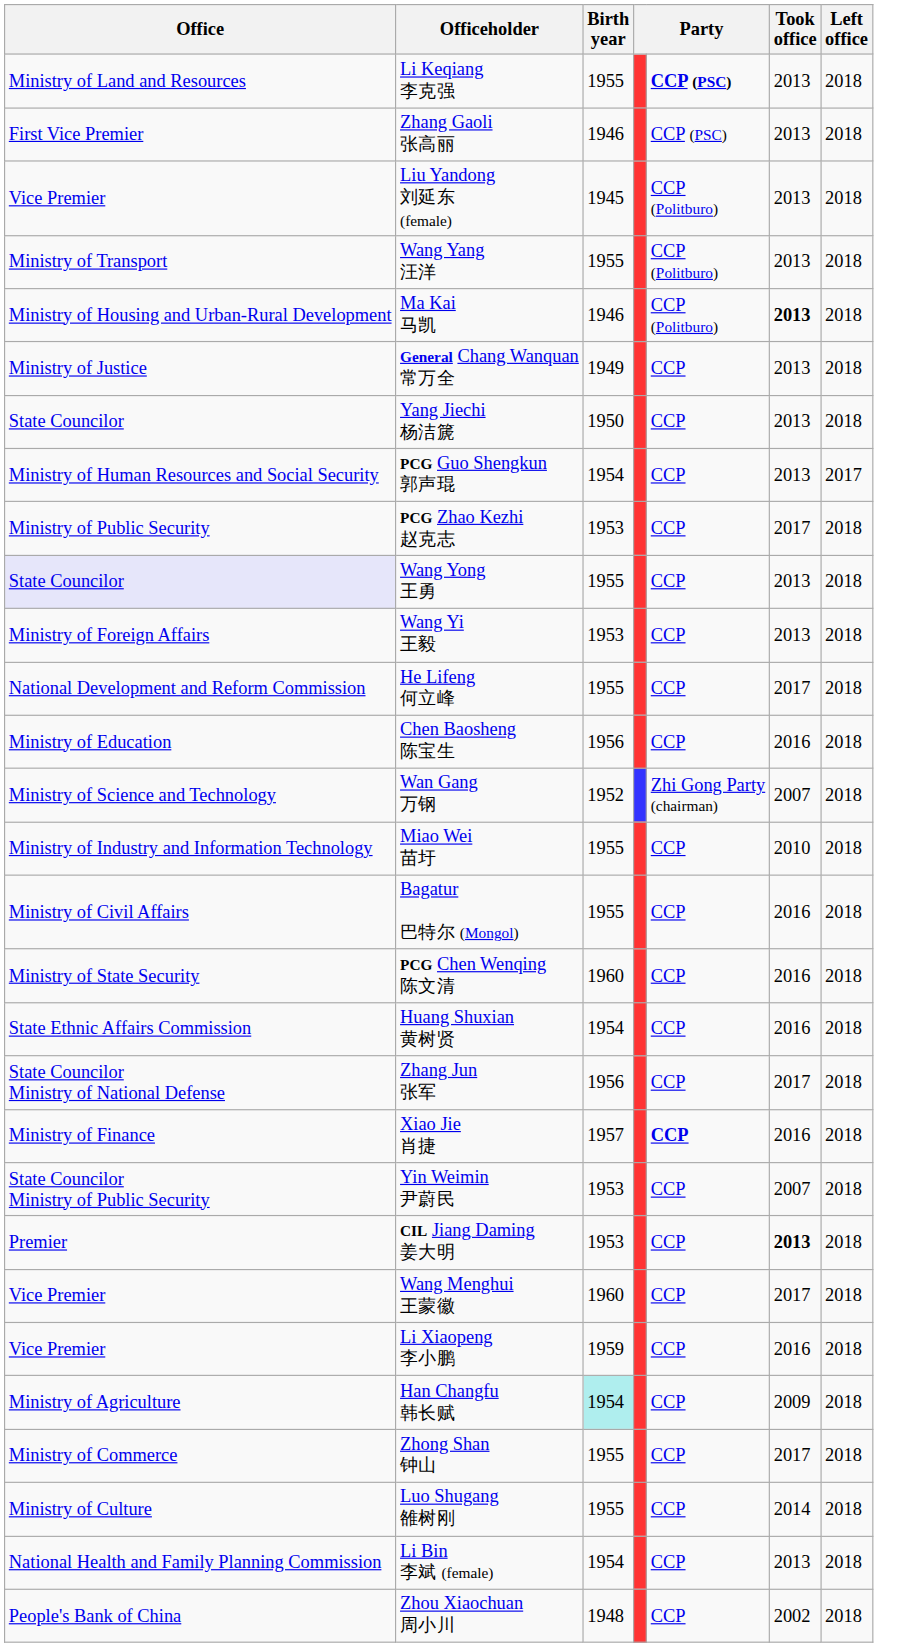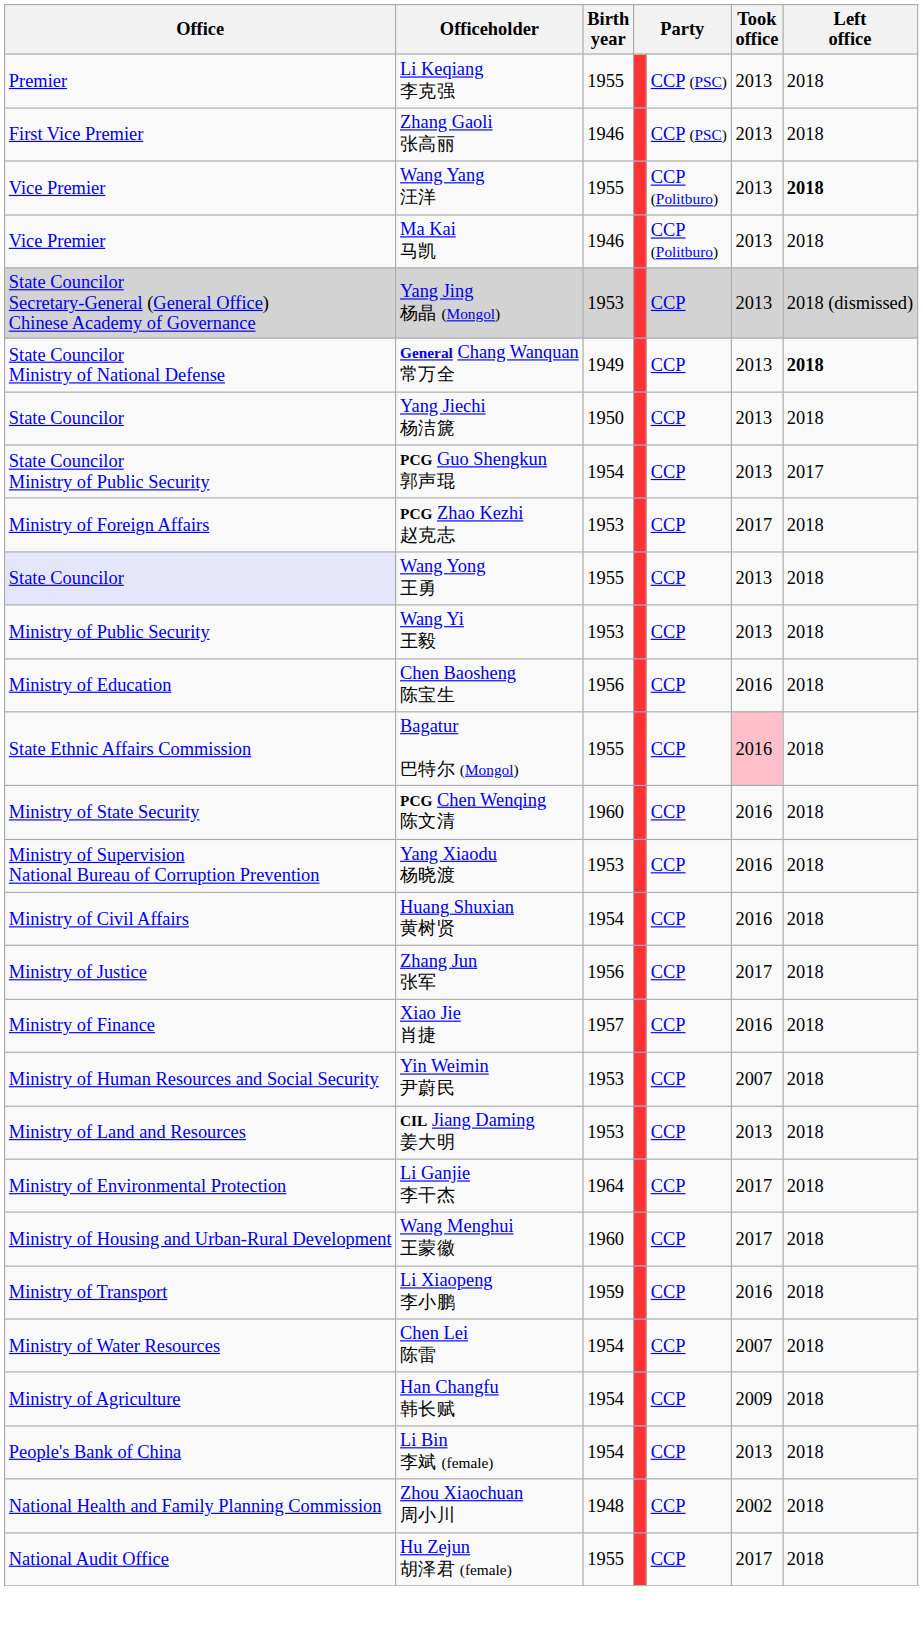(127, 81) Ministry of Land and Resources -> (38, 81) Premier
(691, 81) bold -> (689, 81) normal
- row: (448, 198)
(88, 261) Ministry of Transport -> (57, 187) Vice Premier
(843, 261) normal -> (805, 187) bold
(200, 315) Ministry of Housing and Urban-Rural Development -> (57, 241) Vice Premier
(792, 315) bold -> (754, 241) normal
+ row: (450, 301)
(78, 368) Ministry of Justice -> (117, 364) State Councilor Ministry of National Defense
(843, 368) normal -> (805, 364) bold
(194, 475) Ministry of Human Resources and Social Security -> (109, 471) State Councilor Ministry of Public Security
(109, 528) Ministry of Public Security -> (109, 524) Ministry of Foreign Affairs
(109, 635) Ministry of Foreign Affairs -> (109, 631) Ministry of Public Security
- row: (438, 687)
- row: (439, 793)
- row: (436, 847)
(99, 912) Ministry of Civil Affairs -> (130, 748) State Ethnic Affairs Commission
(792, 912) no background -> (754, 748) pink background
+ row: (448, 864)
(130, 1029) State Ethnic Affairs Commission -> (99, 918) Ministry of Civil Affairs
(117, 1082) State Councilor Ministry of National Defense -> (78, 972) Ministry of Justice
(670, 1135) bold -> (668, 1025) normal
(109, 1189) State Councilor Ministry of Public Security -> (194, 1078) Ministry of Human Resources and Social Security
(38, 1242) Premier -> (127, 1132) Ministry of Land and Resources
(792, 1242) bold -> (754, 1132) normal
+ row: (435, 1184)
(57, 1295) Vice Premier -> (200, 1238) Ministry of Housing and Urban-Rural Development
(57, 1349) Vice Premier -> (88, 1292) Ministry of Transport
+ row: (434, 1344)
(606, 1402) paleturquoise background -> (606, 1398) no background
- row: (445, 1454)
- row: (449, 1507)
(195, 1562) National Health and Family Planning Commission -> (95, 1452) People's Bank of China
(95, 1615) People's Bank of China -> (195, 1505) National Health and Family Planning Commission
+ row: (456, 1557)
